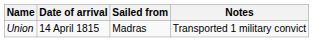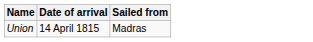- column: (239, 12)
